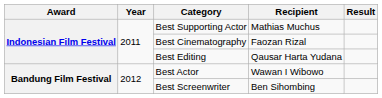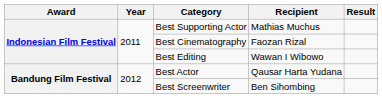(297, 57) Qausar Harta Yudana -> (287, 57) Wawan I Wibowo
(287, 72) Wawan I Wibowo -> (297, 72) Qausar Harta Yudana
